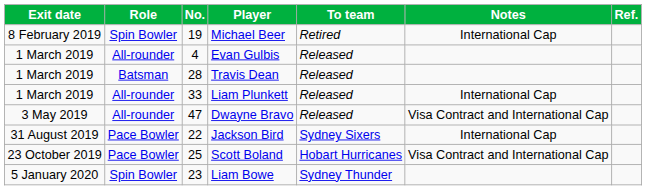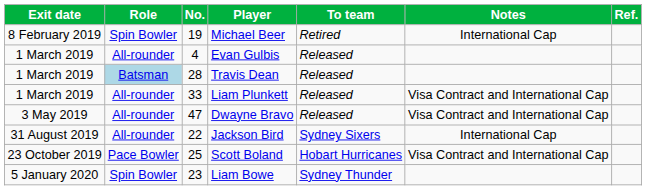(143, 75) no background -> (143, 75) lightblue background
(508, 95) International Cap -> (508, 95) Visa Contract and International Cap
(143, 135) Pace Bowler -> (143, 135) All-rounder
